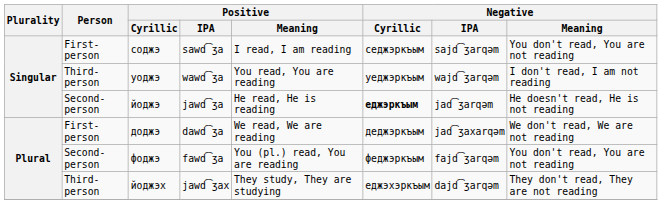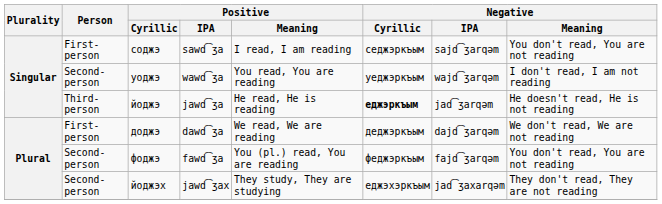(82, 77) Third-person -> (85, 77) Second-person
(85, 104) Second-person -> (82, 104) Third-person
(470, 131) jad͡ʒaxarqəm -> (467, 131) dajd͡ʒarqəm
(82, 185) Third-person -> (85, 185) Second-person
(467, 185) dajd͡ʒarqəm -> (470, 185) jad͡ʒaxarqəm
